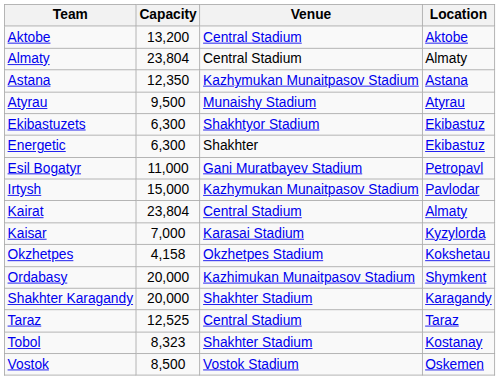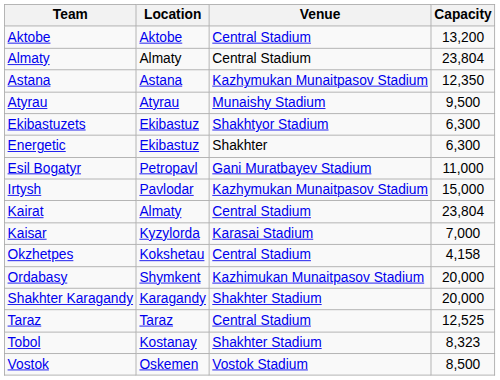columns swapped: (458, 15) <-> (168, 15)
(263, 255) Okzhetpes Stadium -> (262, 255) Central Stadium
